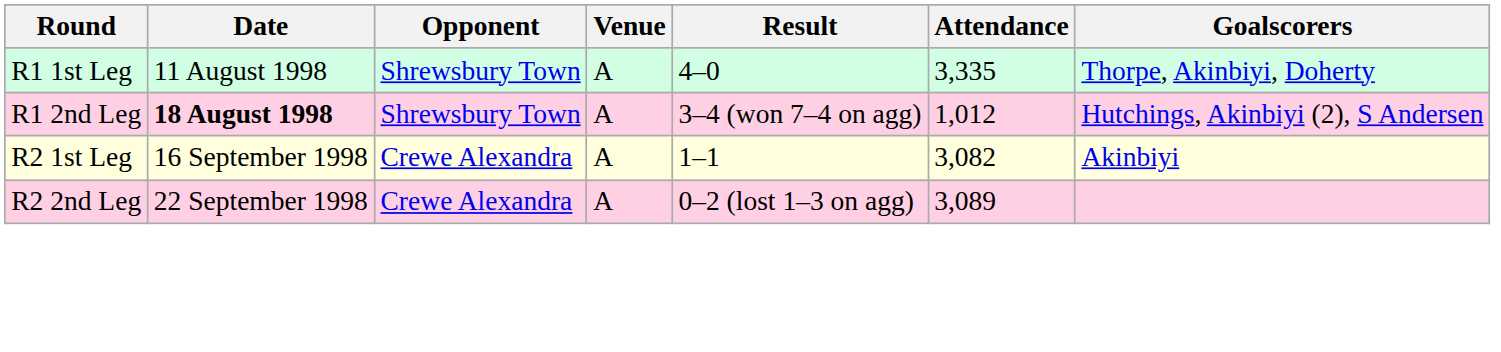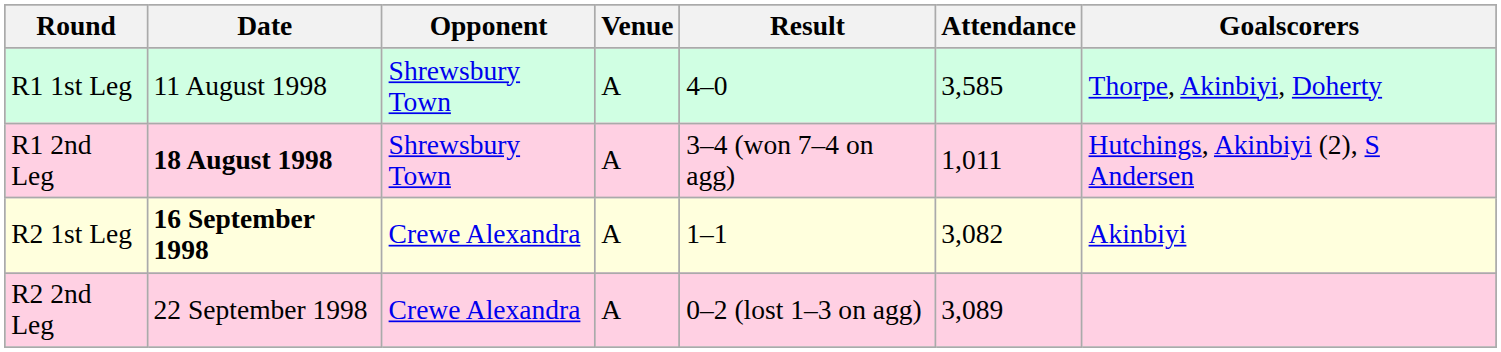(965, 69) 3,335 -> (972, 85) 3,585
(965, 113) 1,012 -> (972, 160) 1,011
(261, 157) normal -> (234, 234) bold
